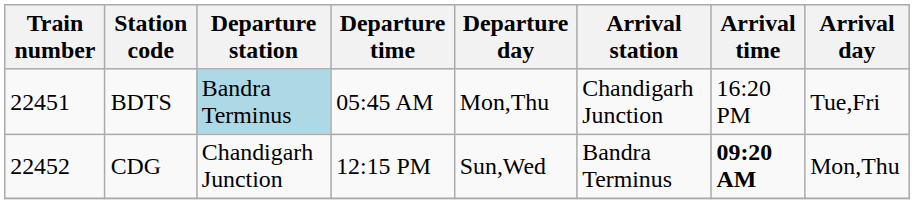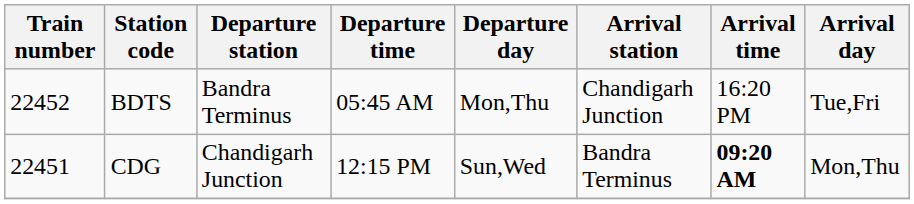(40, 101) 22451 -> (40, 101) 22452
(247, 101) lightblue background -> (247, 101) no background
(40, 166) 22452 -> (40, 166) 22451
